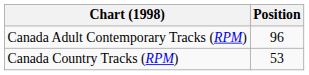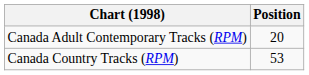(277, 37) 96 -> (277, 37) 20
